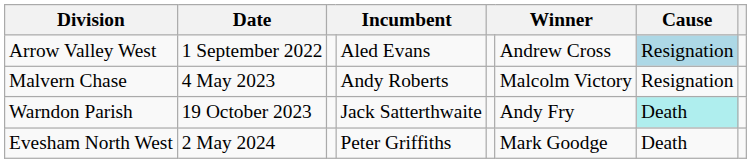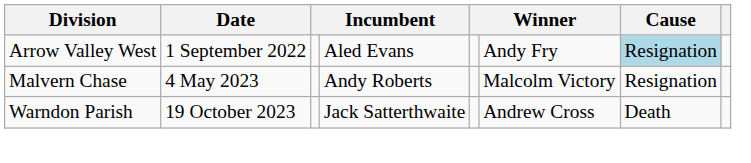(555, 50) Andrew Cross -> (521, 50) Andy Fry
(537, 111) Andy Fry -> (539, 111) Andrew Cross
(664, 111) paleturquoise background -> (648, 111) no background
- row: (91, 142)
